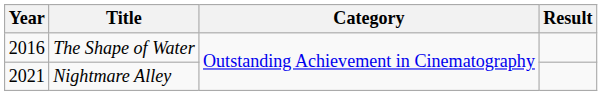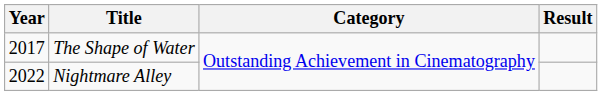(27, 47) 2016 -> (27, 47) 2017
(27, 76) 2021 -> (27, 76) 2022
